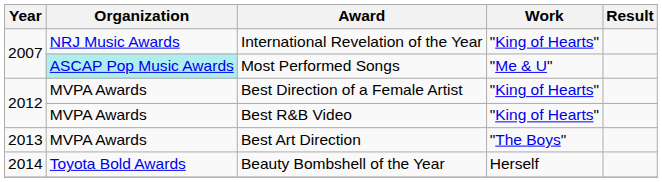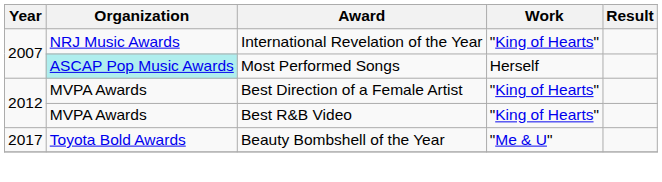(521, 66) "Me & U" -> (514, 66) Herself
- row: (301, 139)
(25, 164) 2014 -> (25, 139) 2017
(514, 164) Herself -> (521, 139) "Me & U"
